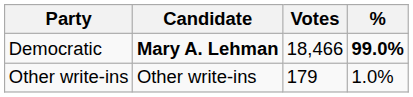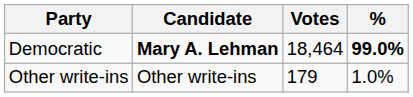(315, 48) 18,466 -> (315, 48) 18,464
